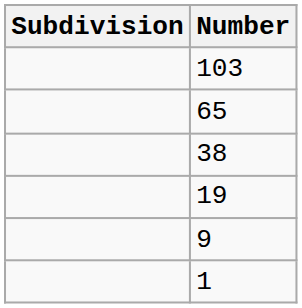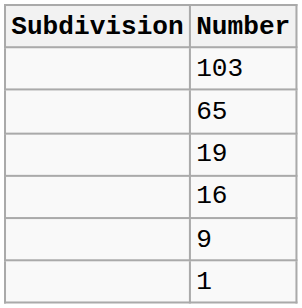- row: (212, 154)
+ row: (212, 197)
